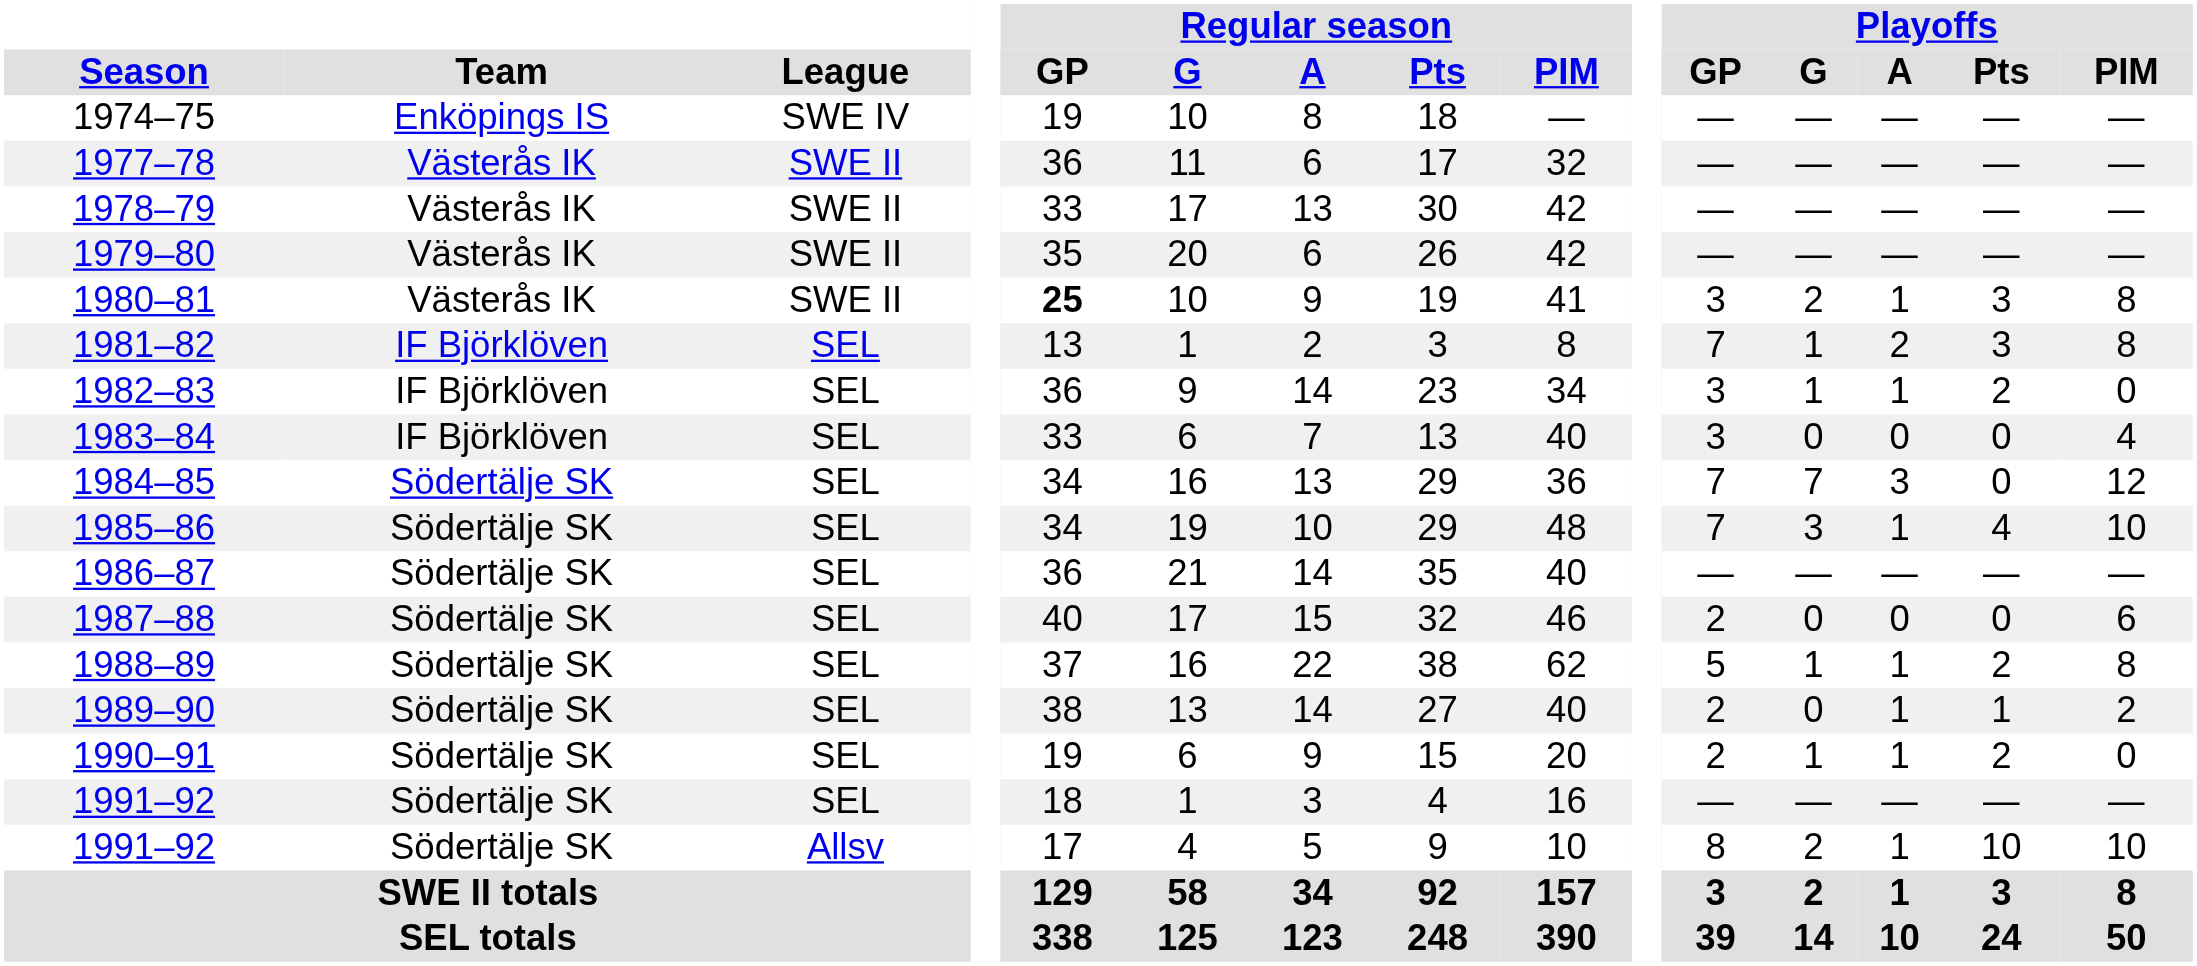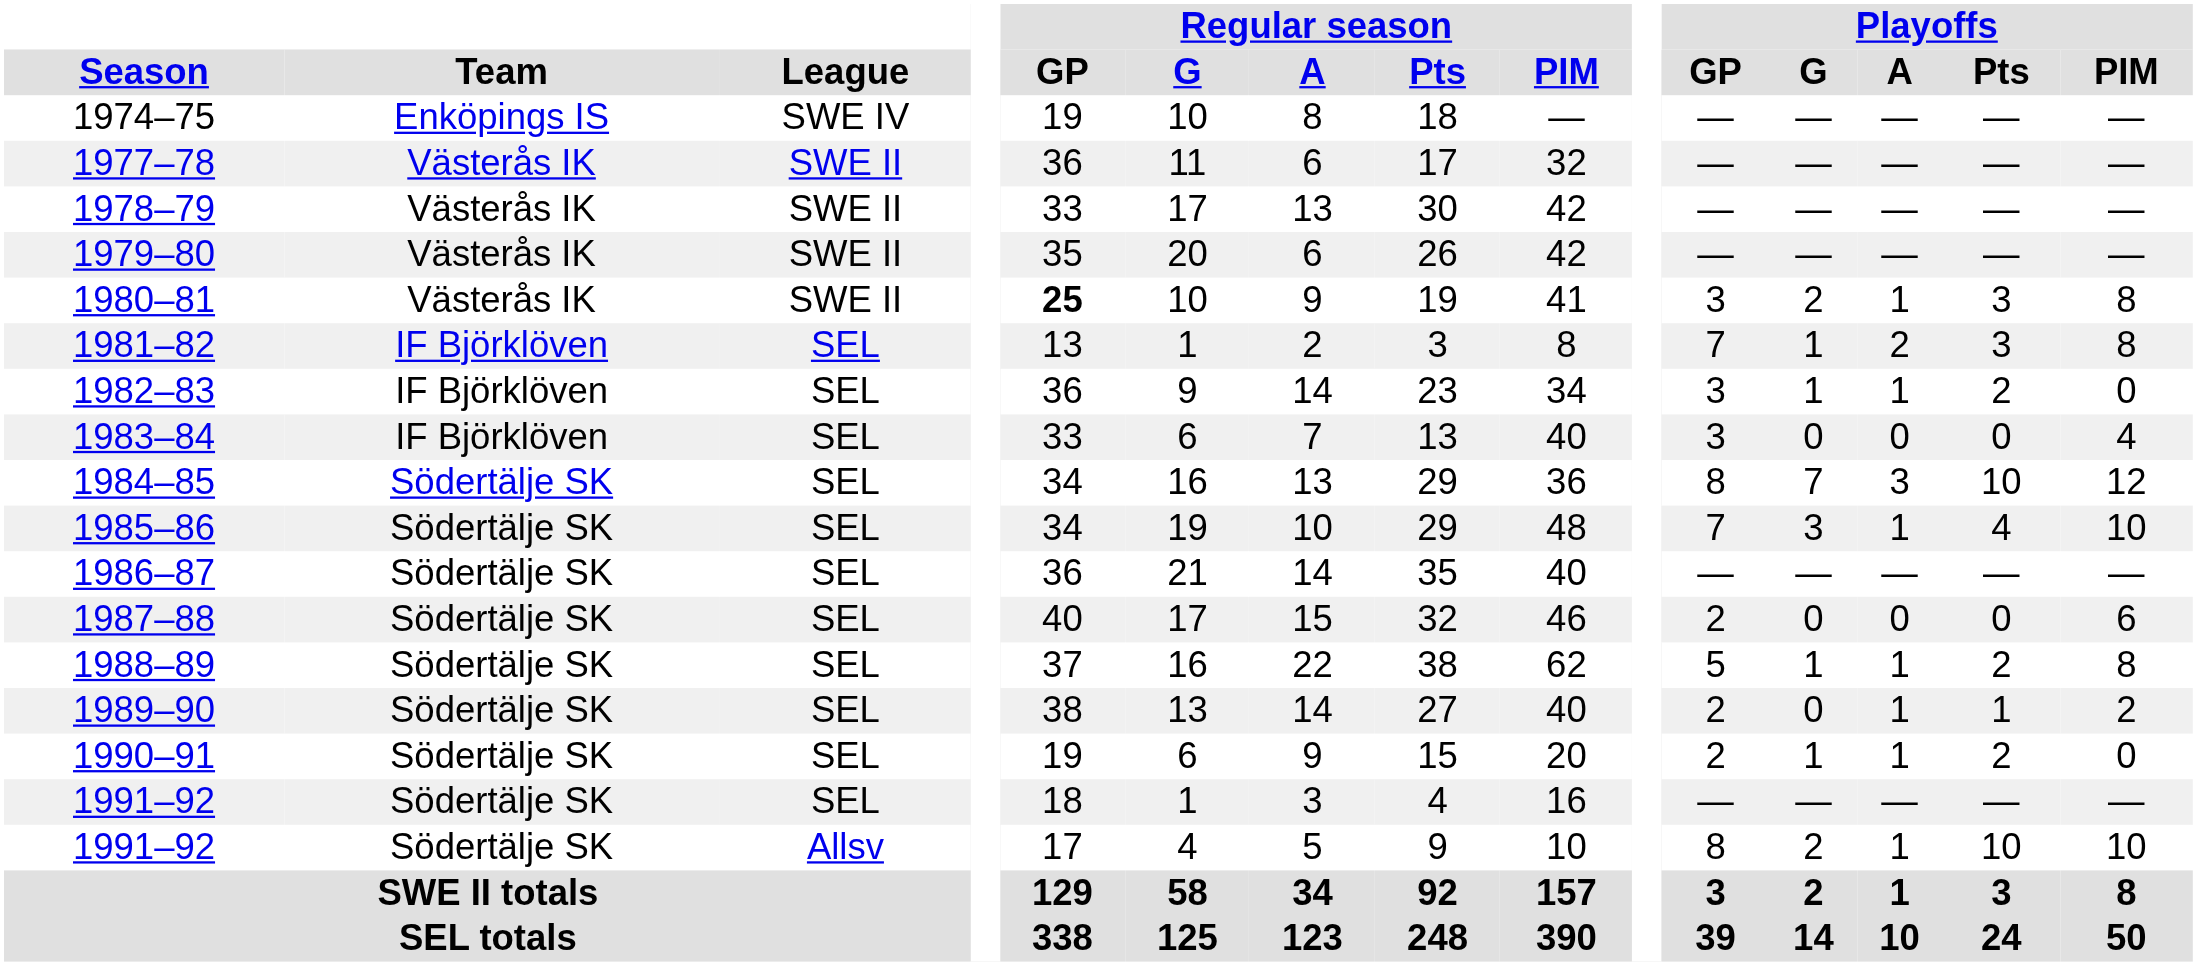(1716, 482) 7 -> (1716, 482) 8
(2001, 482) 0 -> (2001, 482) 10
